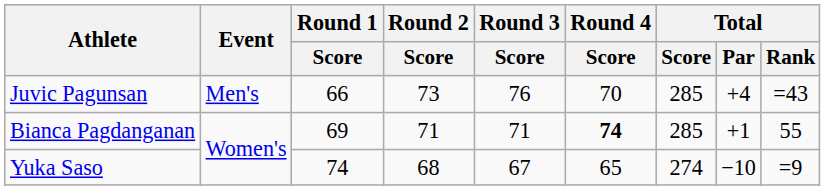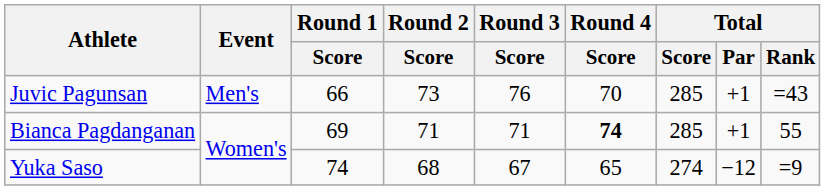(739, 94) +4 -> (739, 94) +1
(739, 167) −10 -> (739, 167) −12
